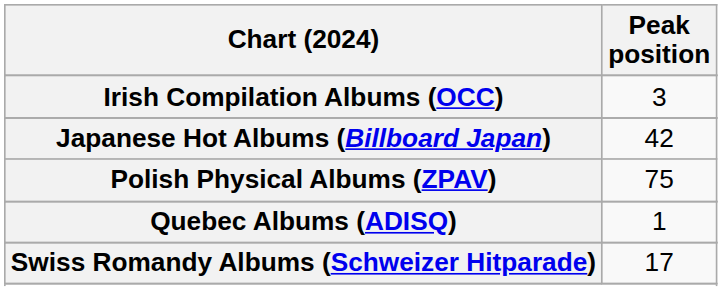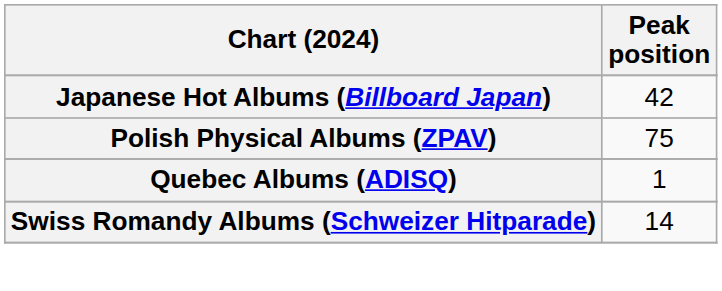- row: (303, 96)
(659, 262) 17 -> (659, 221) 14
